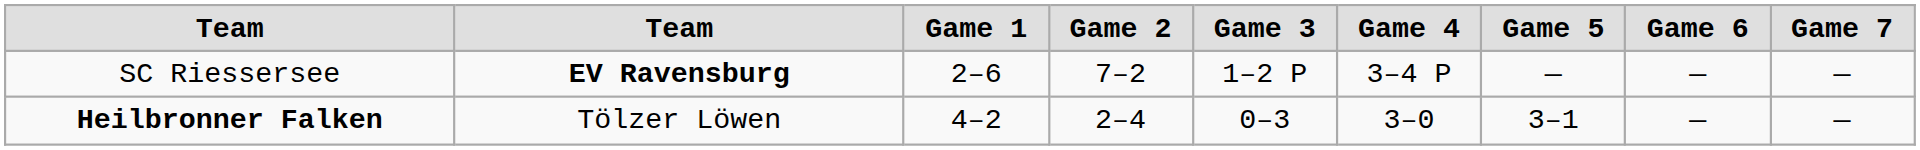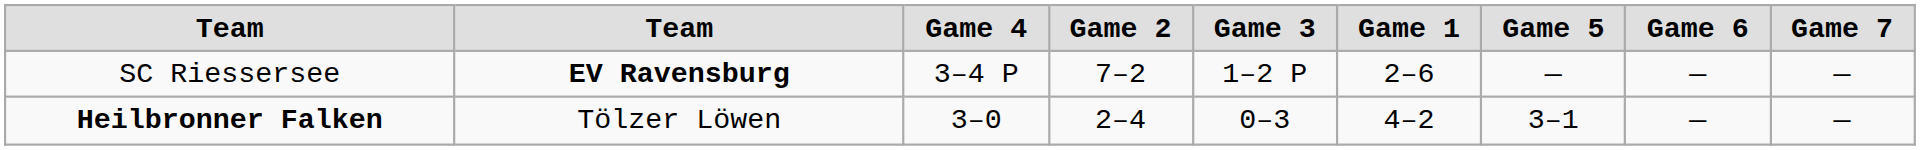columns swapped: (976, 28) <-> (1409, 28)
